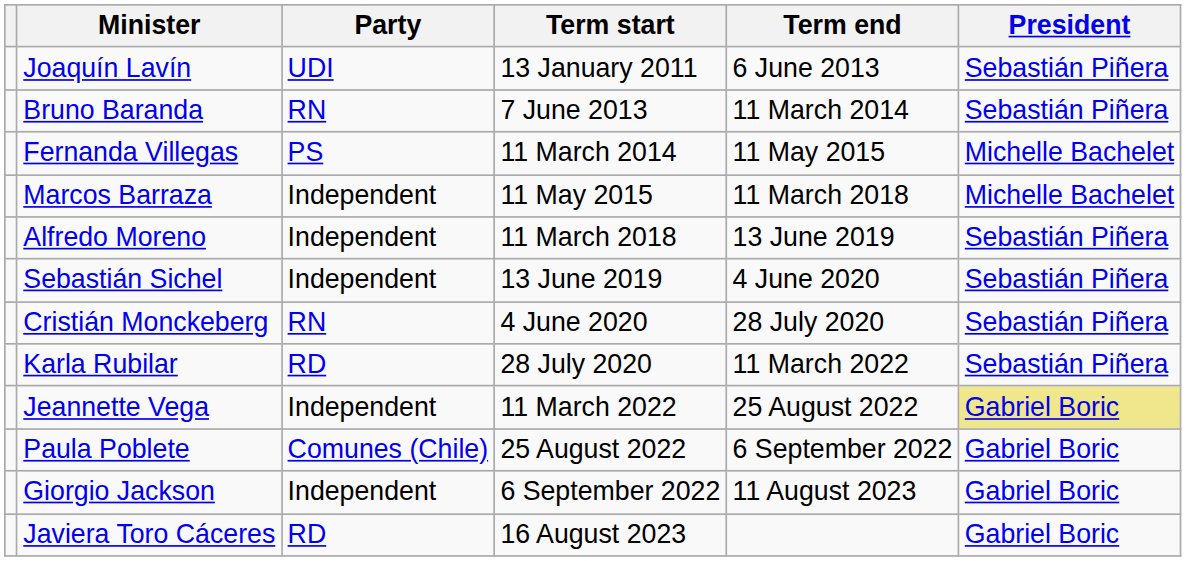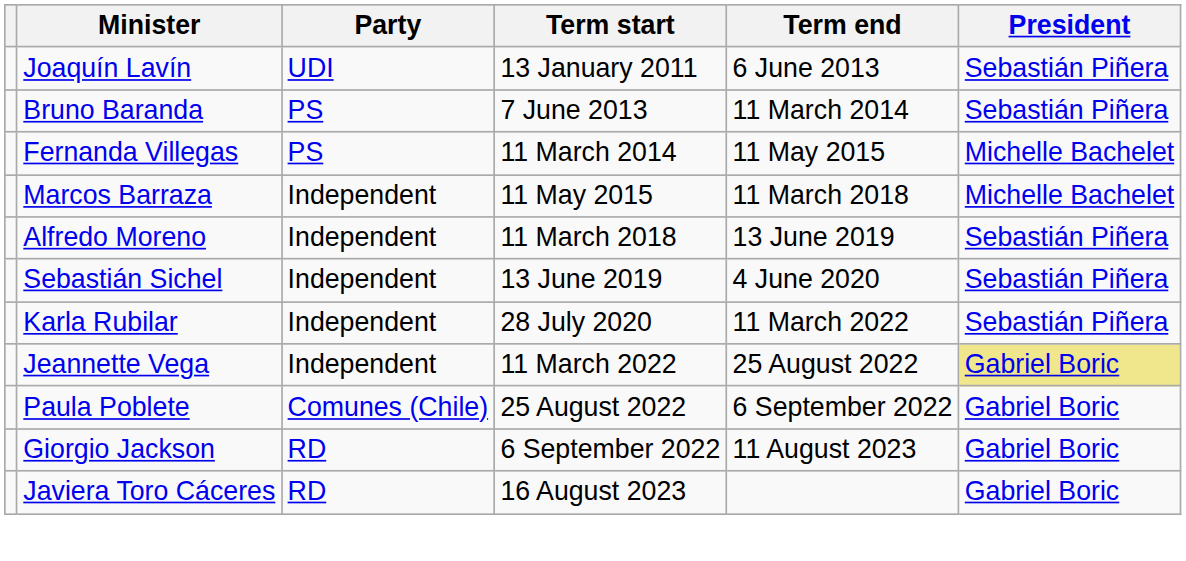(307, 110) RN -> (305, 110) PS
- row: (146, 322)
(307, 364) RD -> (362, 322) Independent
(362, 491) Independent -> (307, 449) RD
